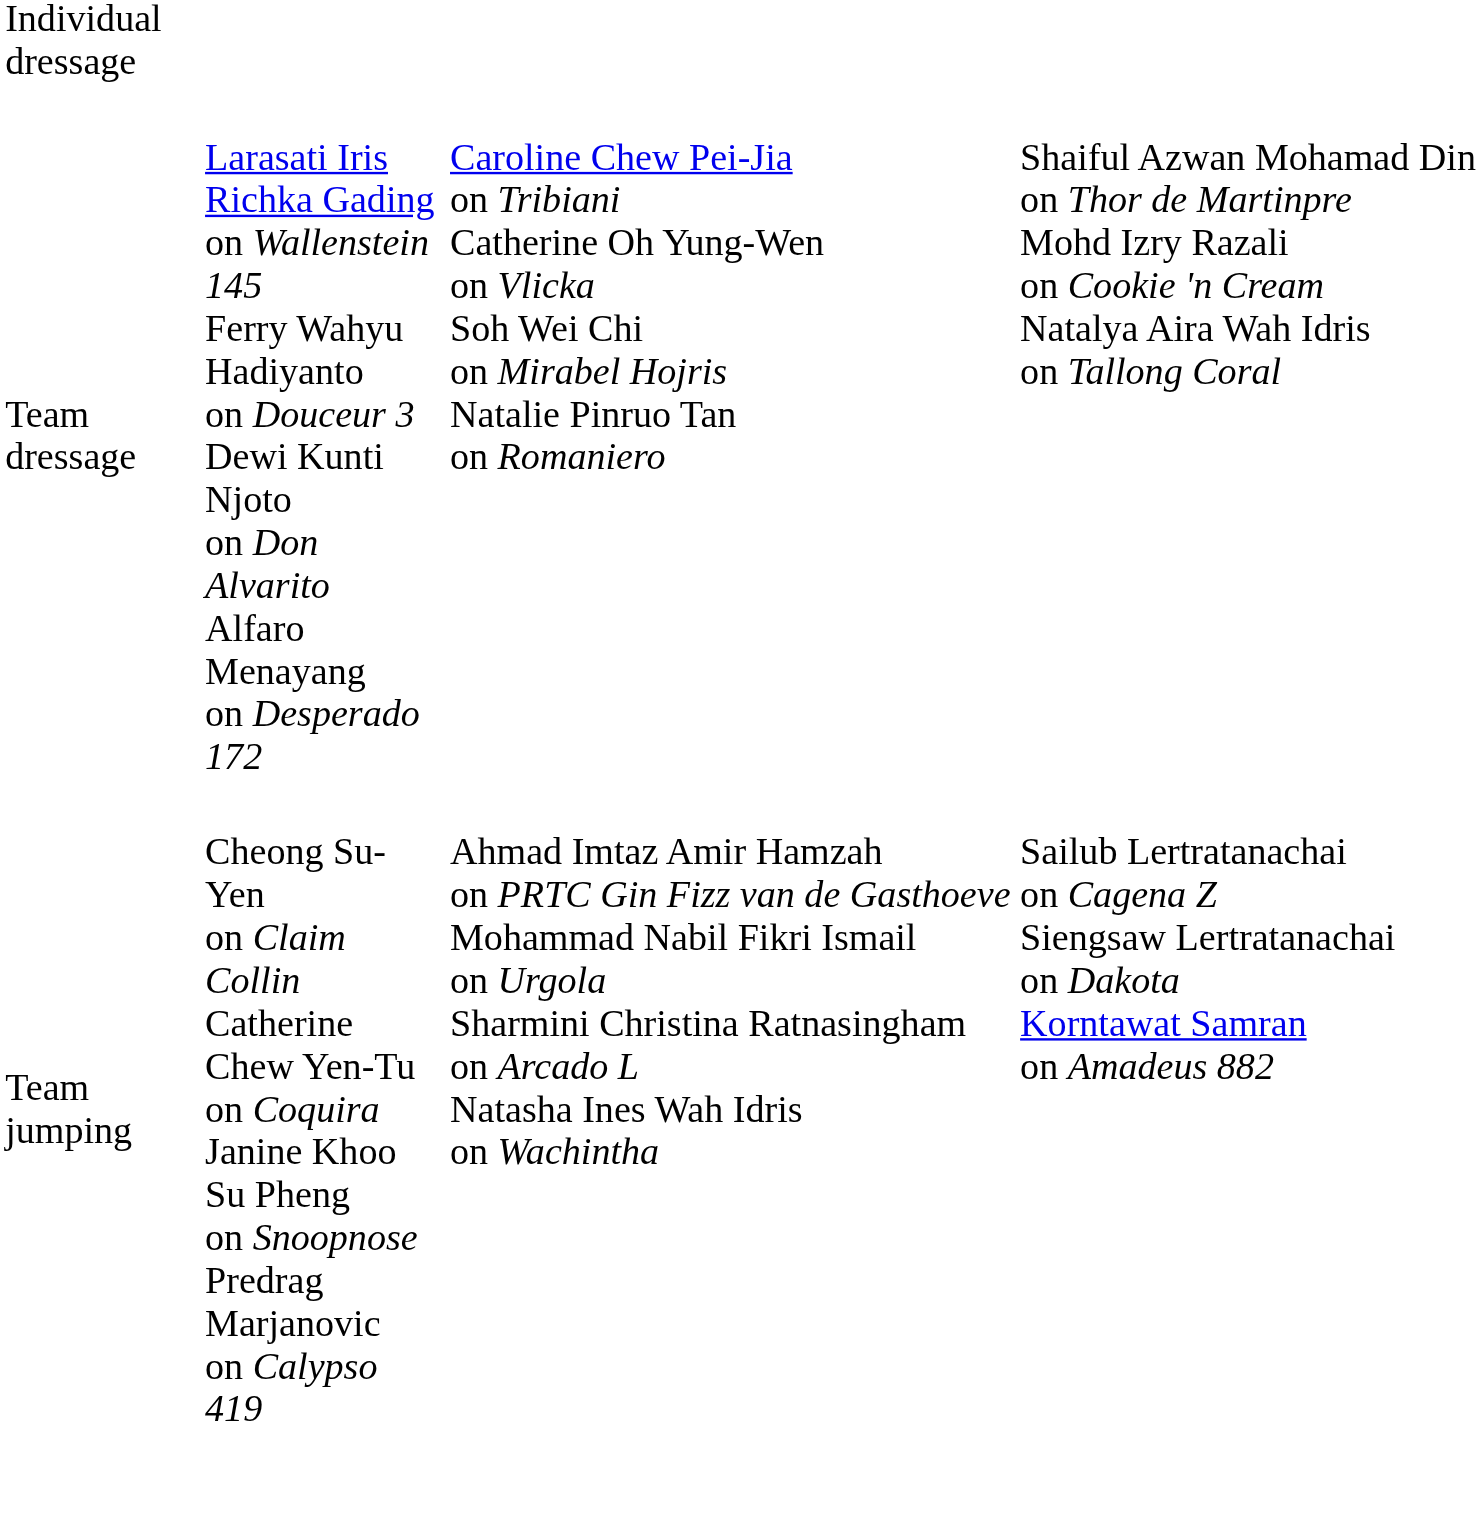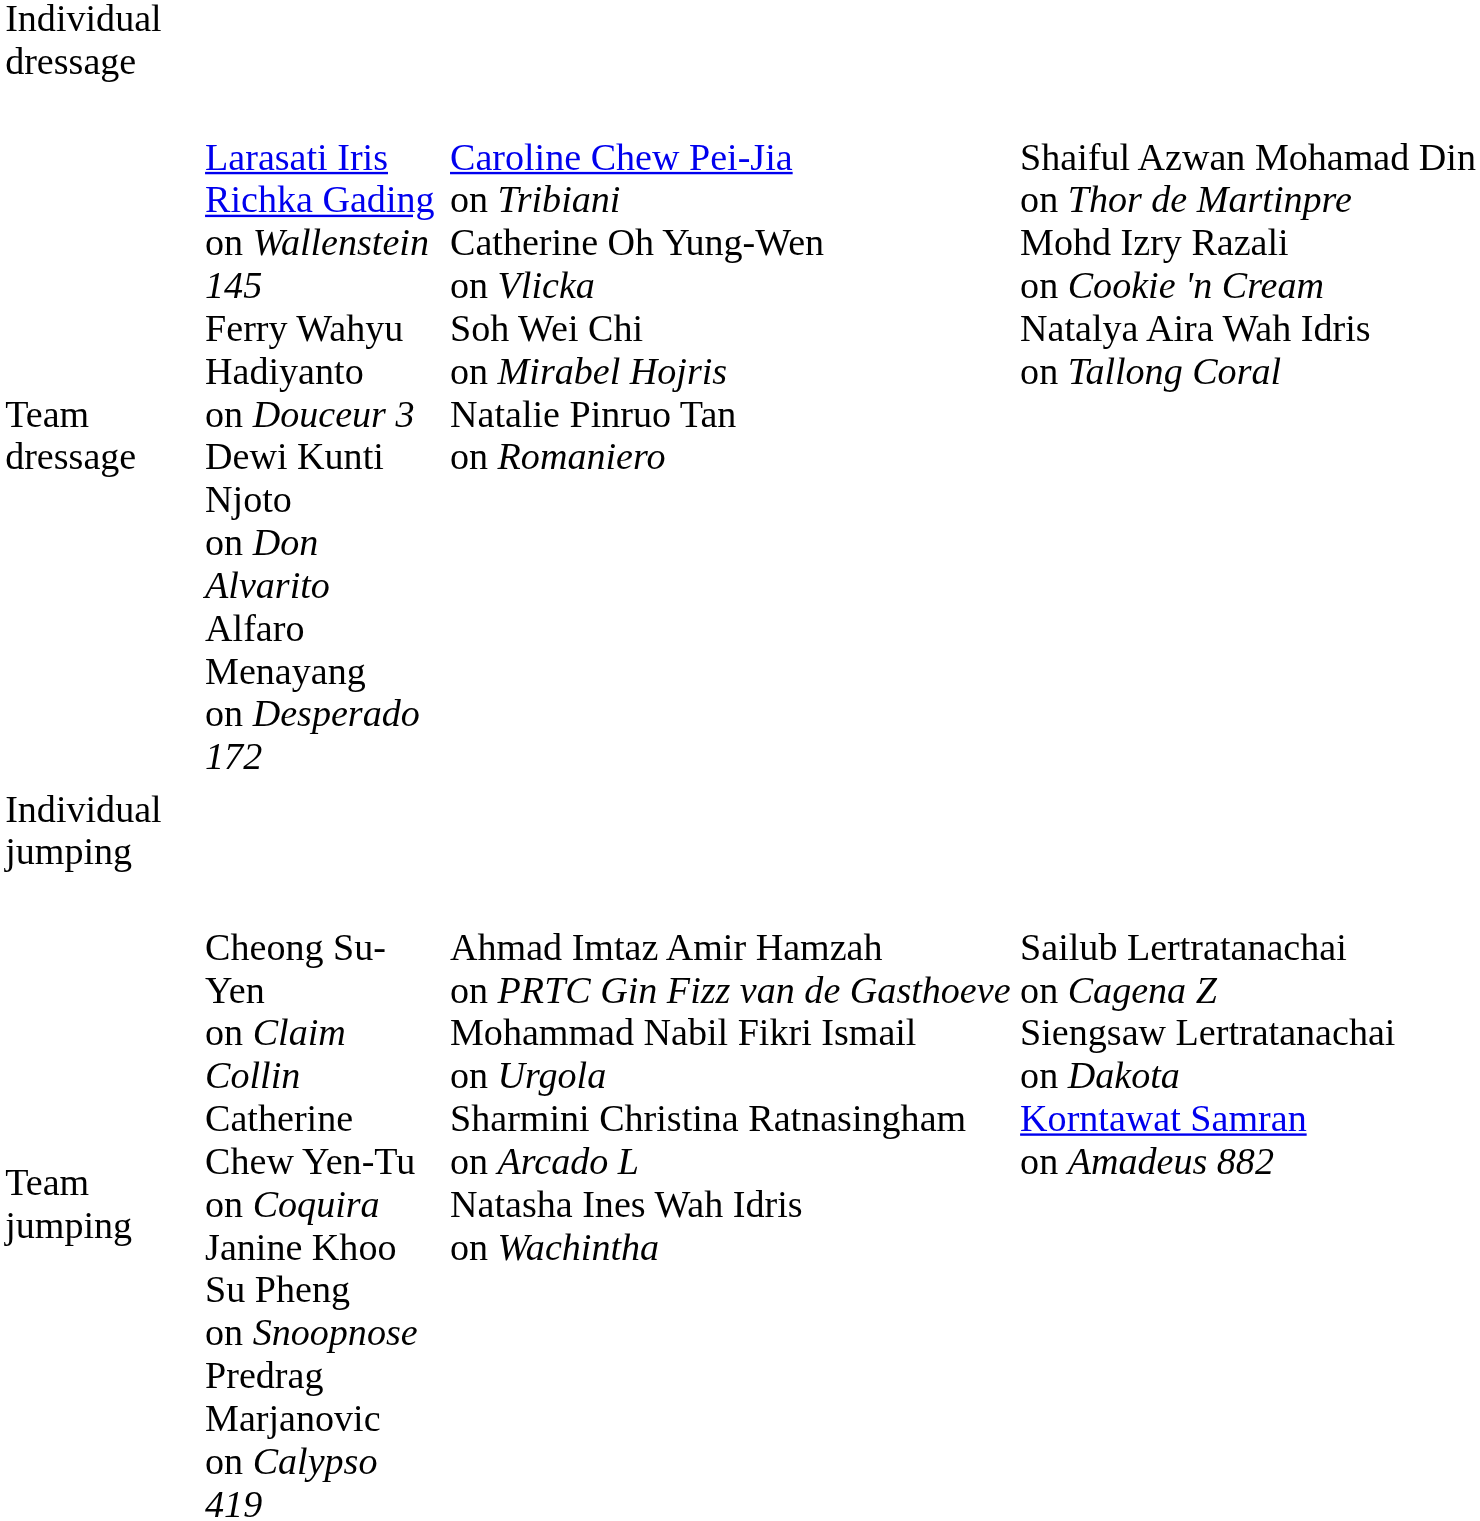+ row: (83, 830)
